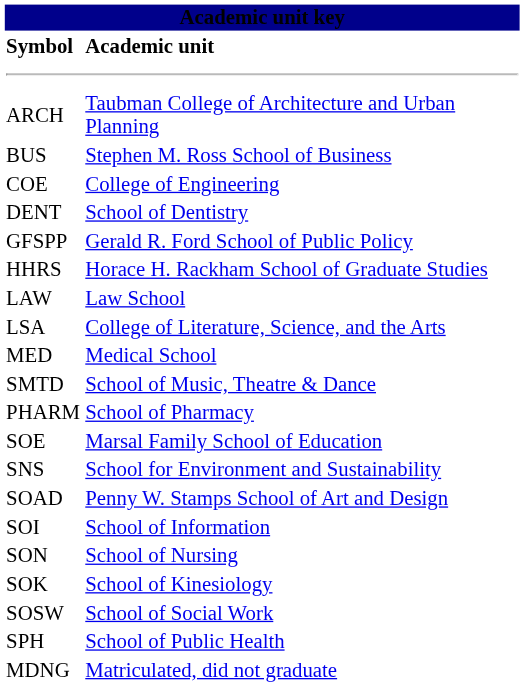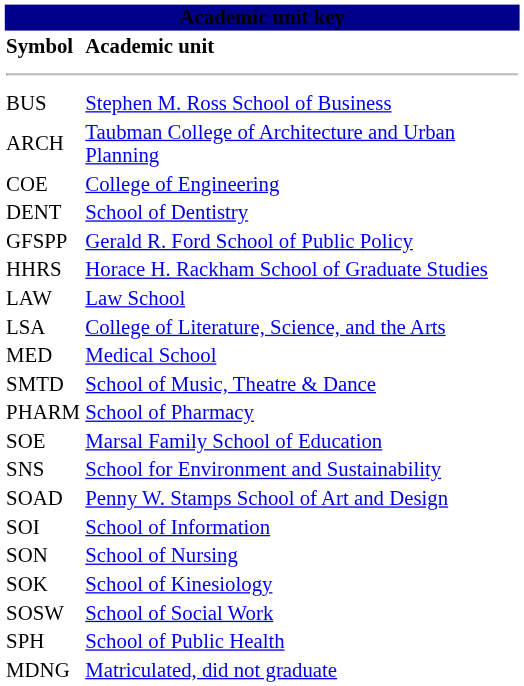rows swapped: (35, 114) <-> (26, 155)
